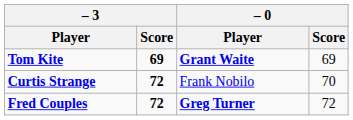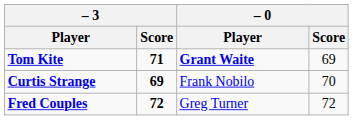(157, 59) 69 -> (157, 59) 71
(157, 81) 72 -> (157, 81) 69
(217, 103) bold -> (214, 103) normal
